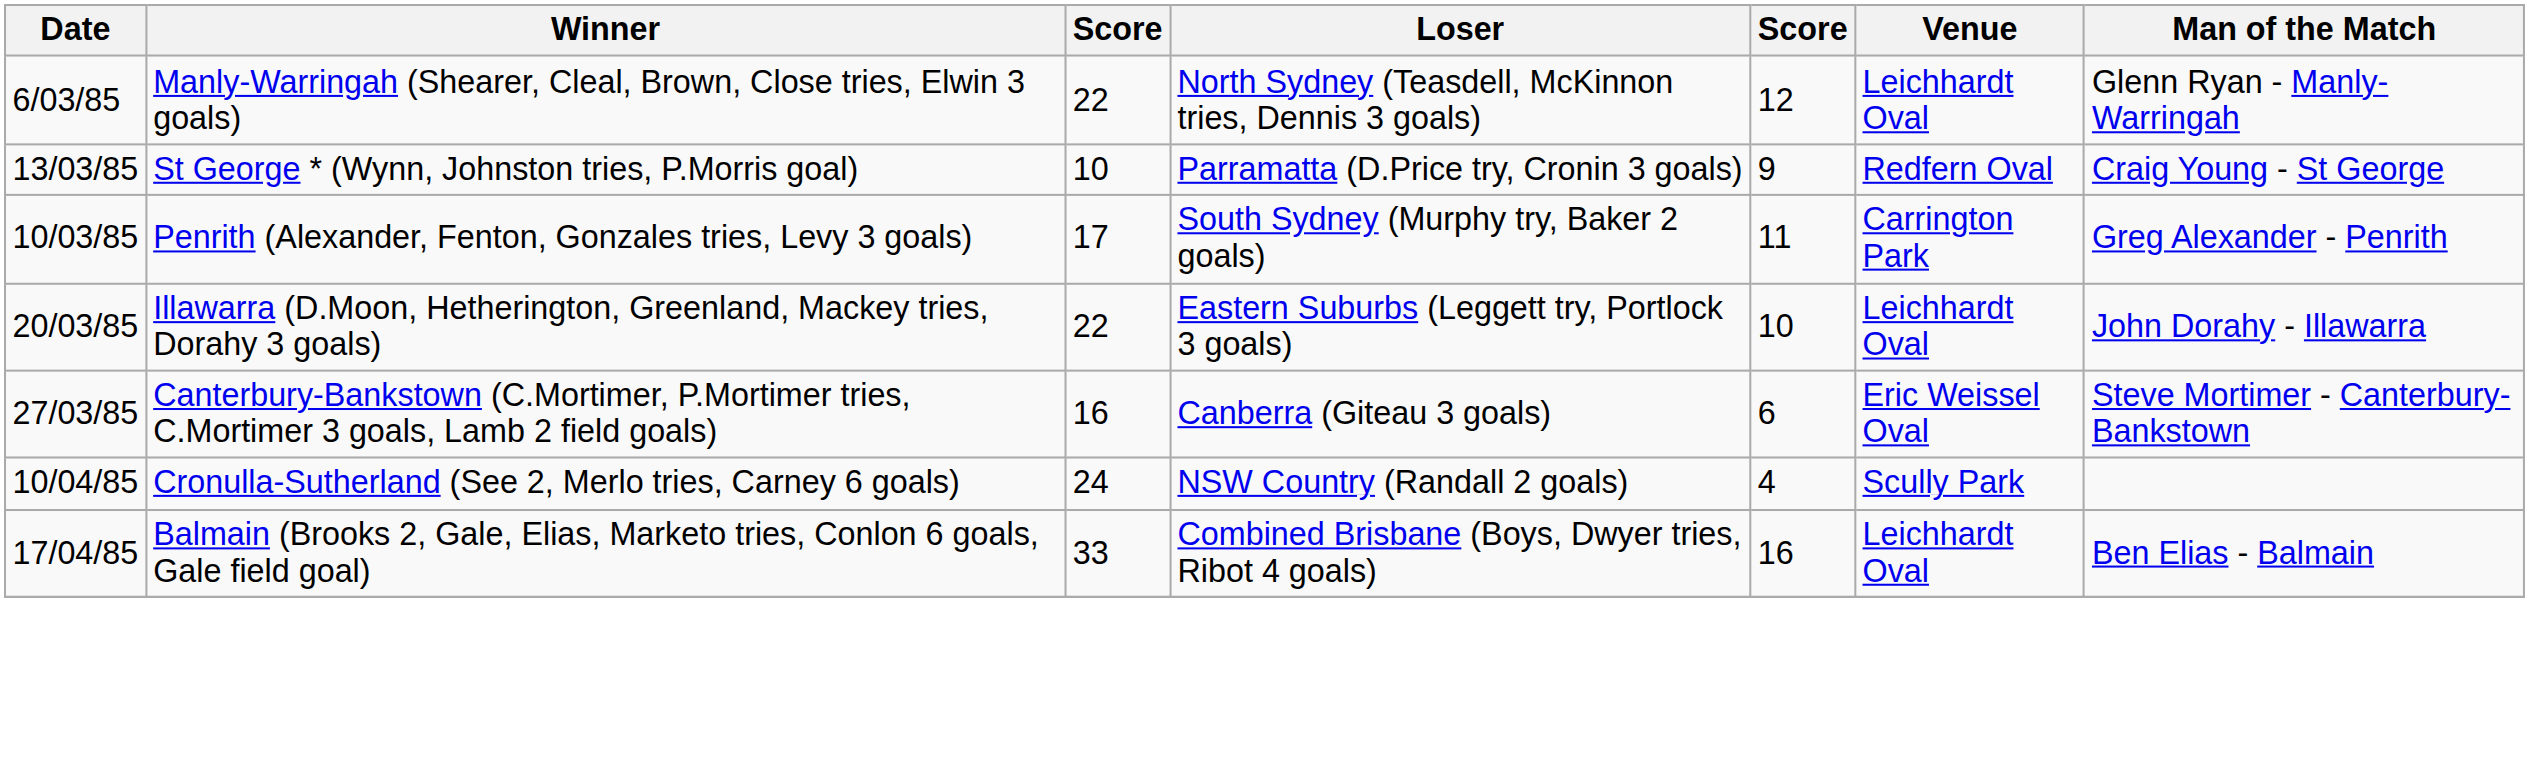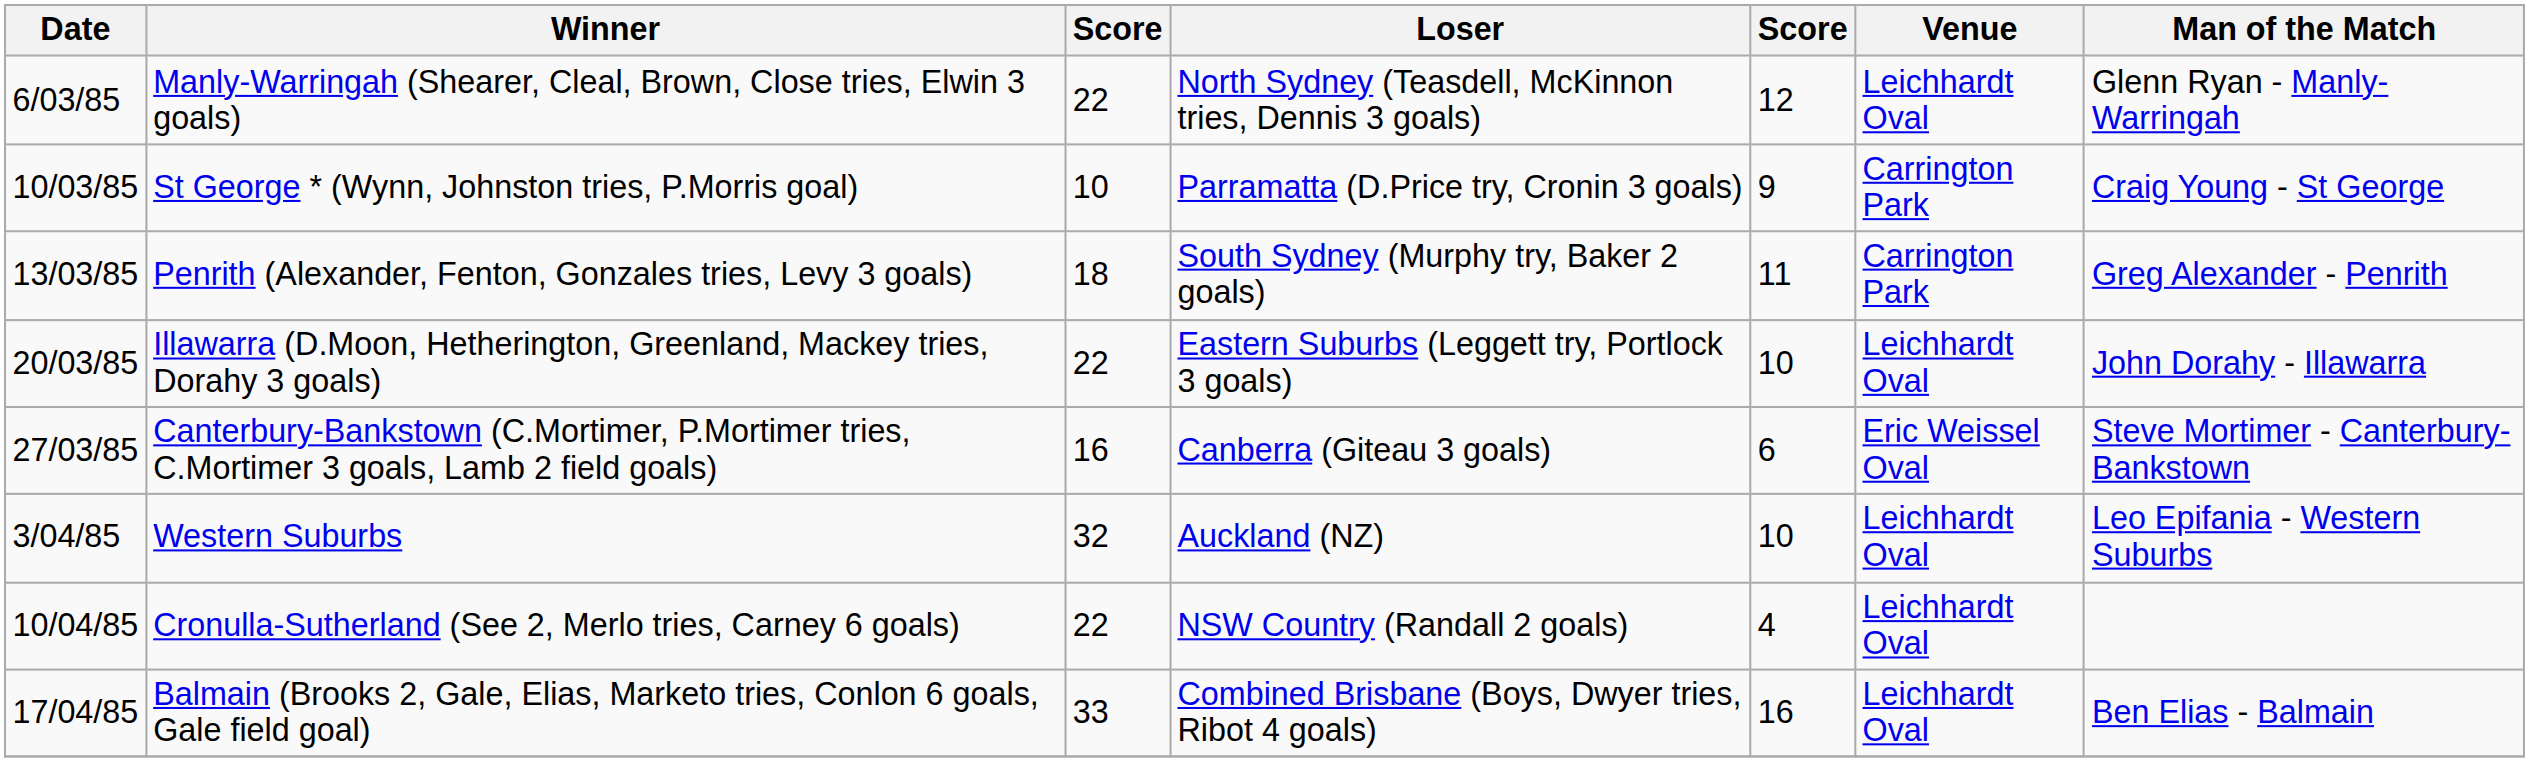(75, 169) 13/03/85 -> (75, 187) 10/03/85
(1958, 169) Redfern Oval -> (1938, 187) Carrington Park
(75, 238) 10/03/85 -> (75, 274) 13/03/85
(1091, 238) 17 -> (1091, 274) 18
+ row: (278, 537)
(1091, 483) 24 -> (1091, 625) 22
(1943, 483) Scully Park -> (1938, 625) Leichhardt Oval
